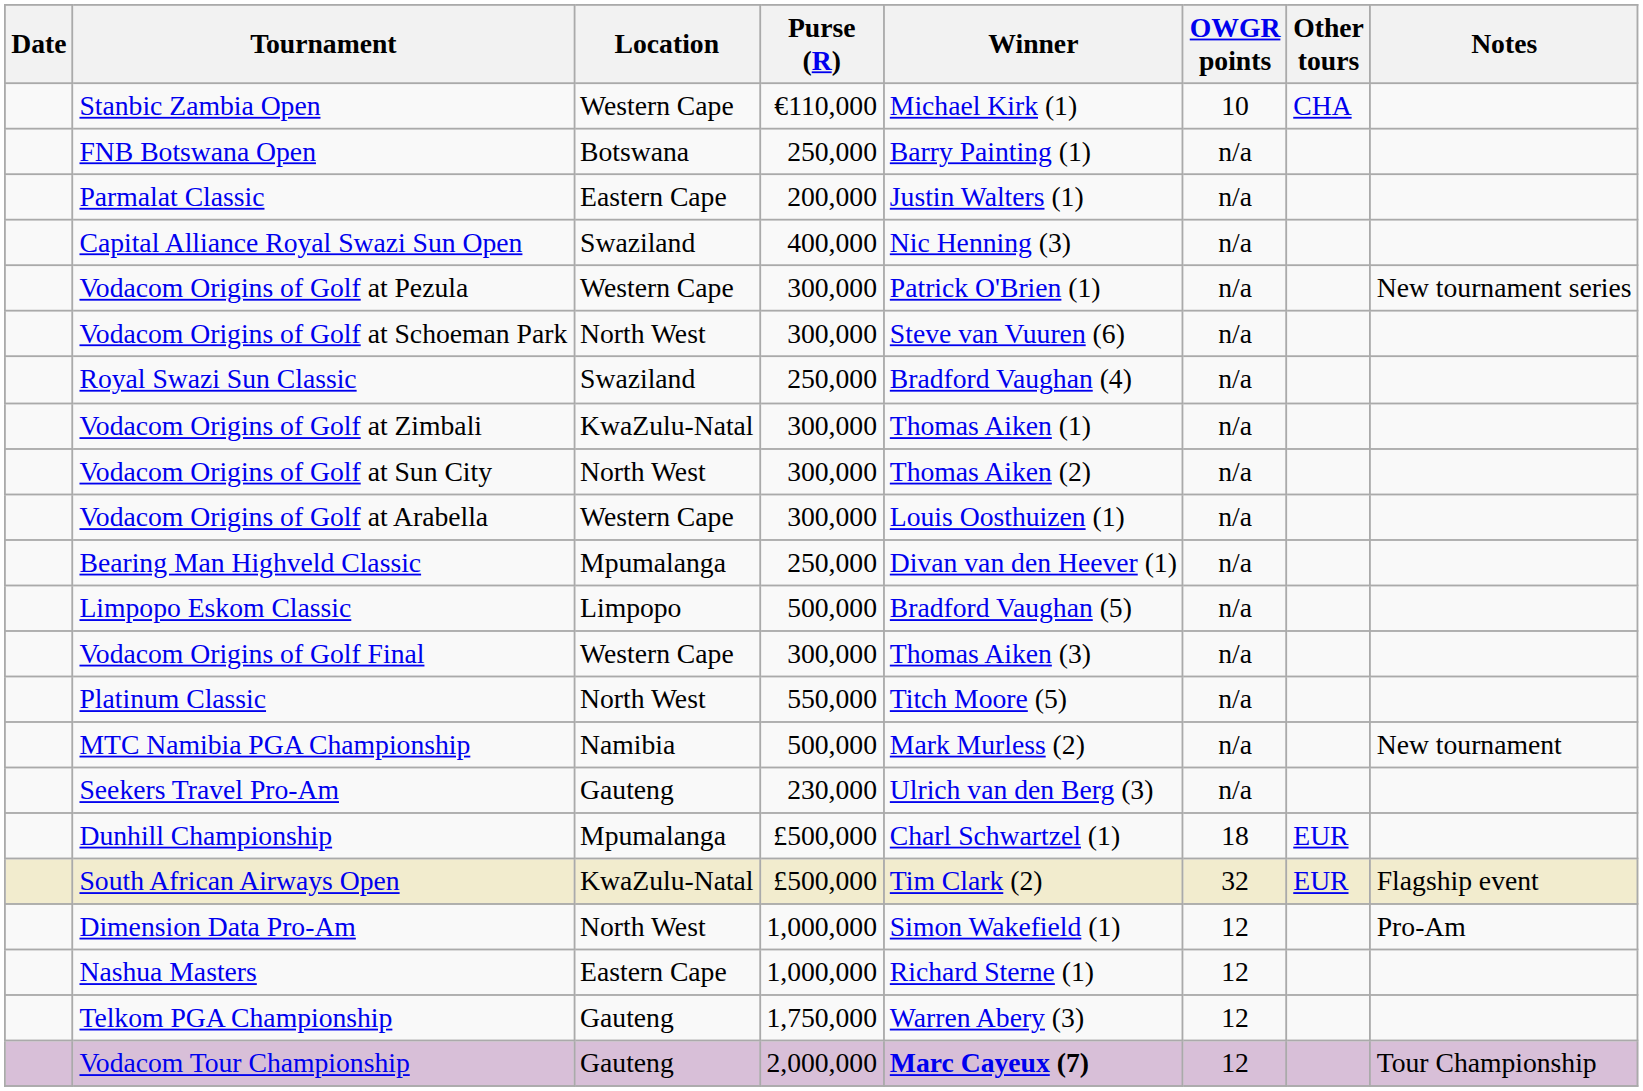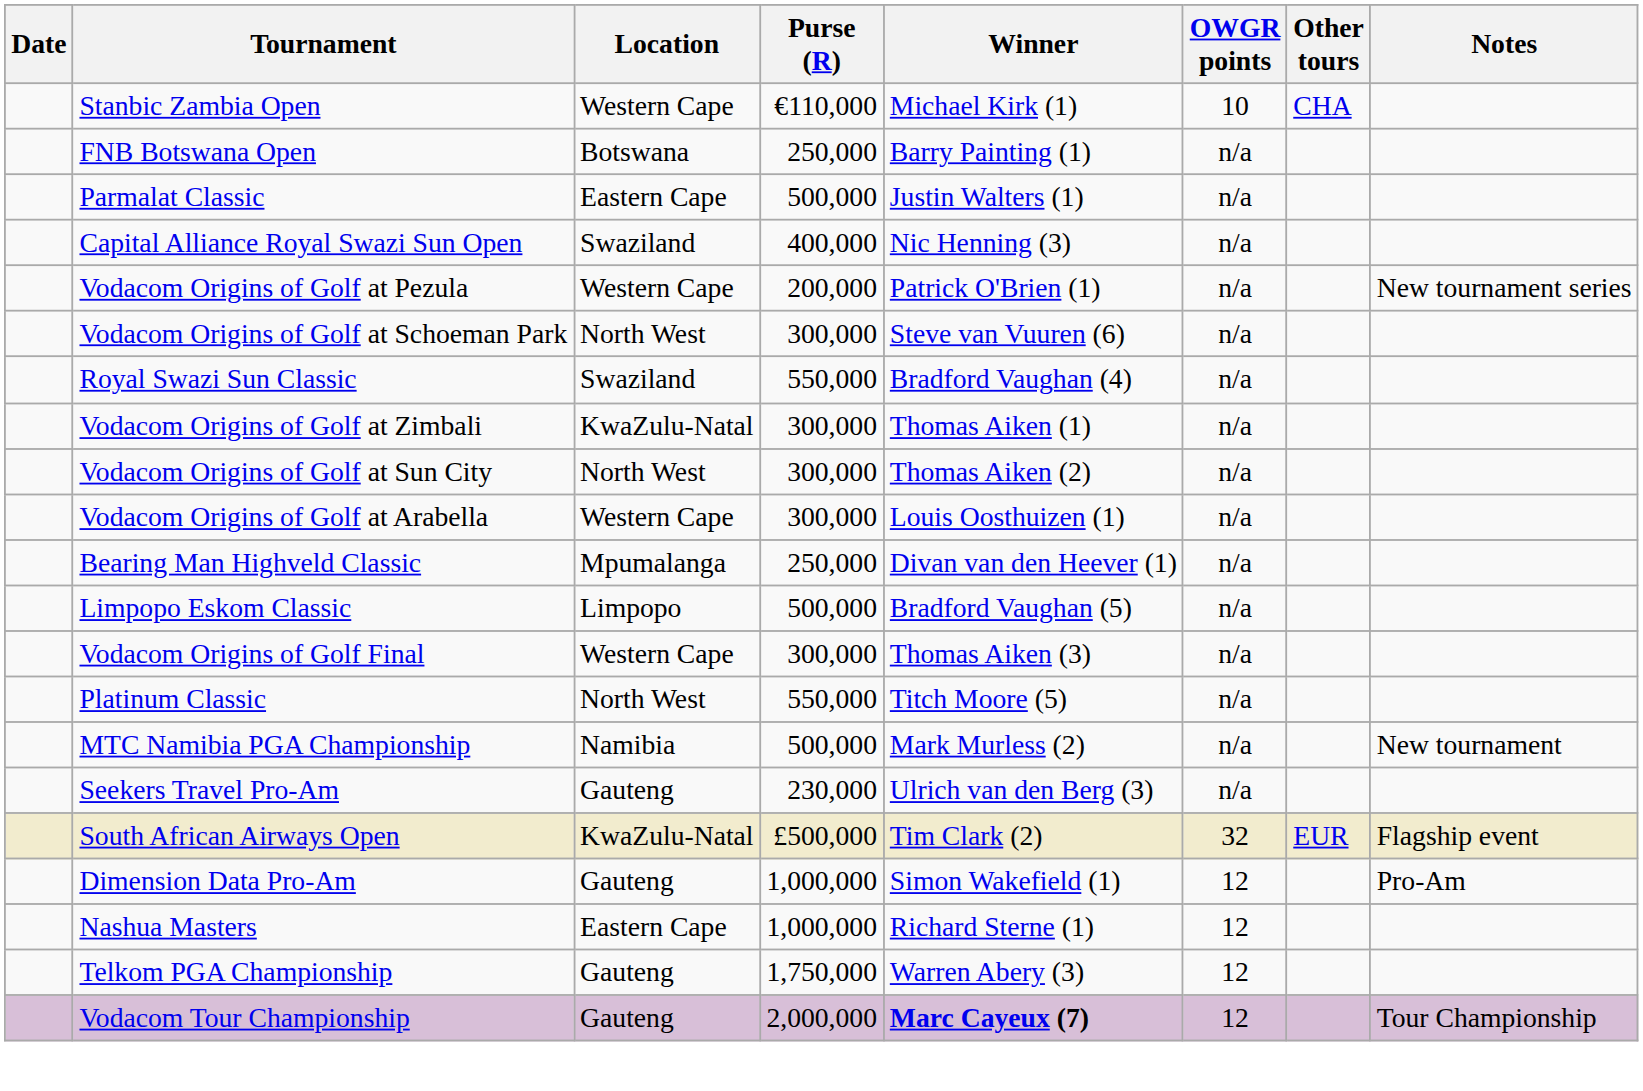(832, 197) 200,000 -> (832, 197) 500,000
(832, 288) 300,000 -> (832, 288) 200,000
(832, 379) 250,000 -> (832, 379) 550,000
- row: (206, 835)
(643, 926) North West -> (627, 881) Gauteng
